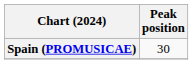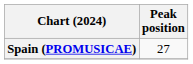(163, 48) 30 -> (163, 48) 27
